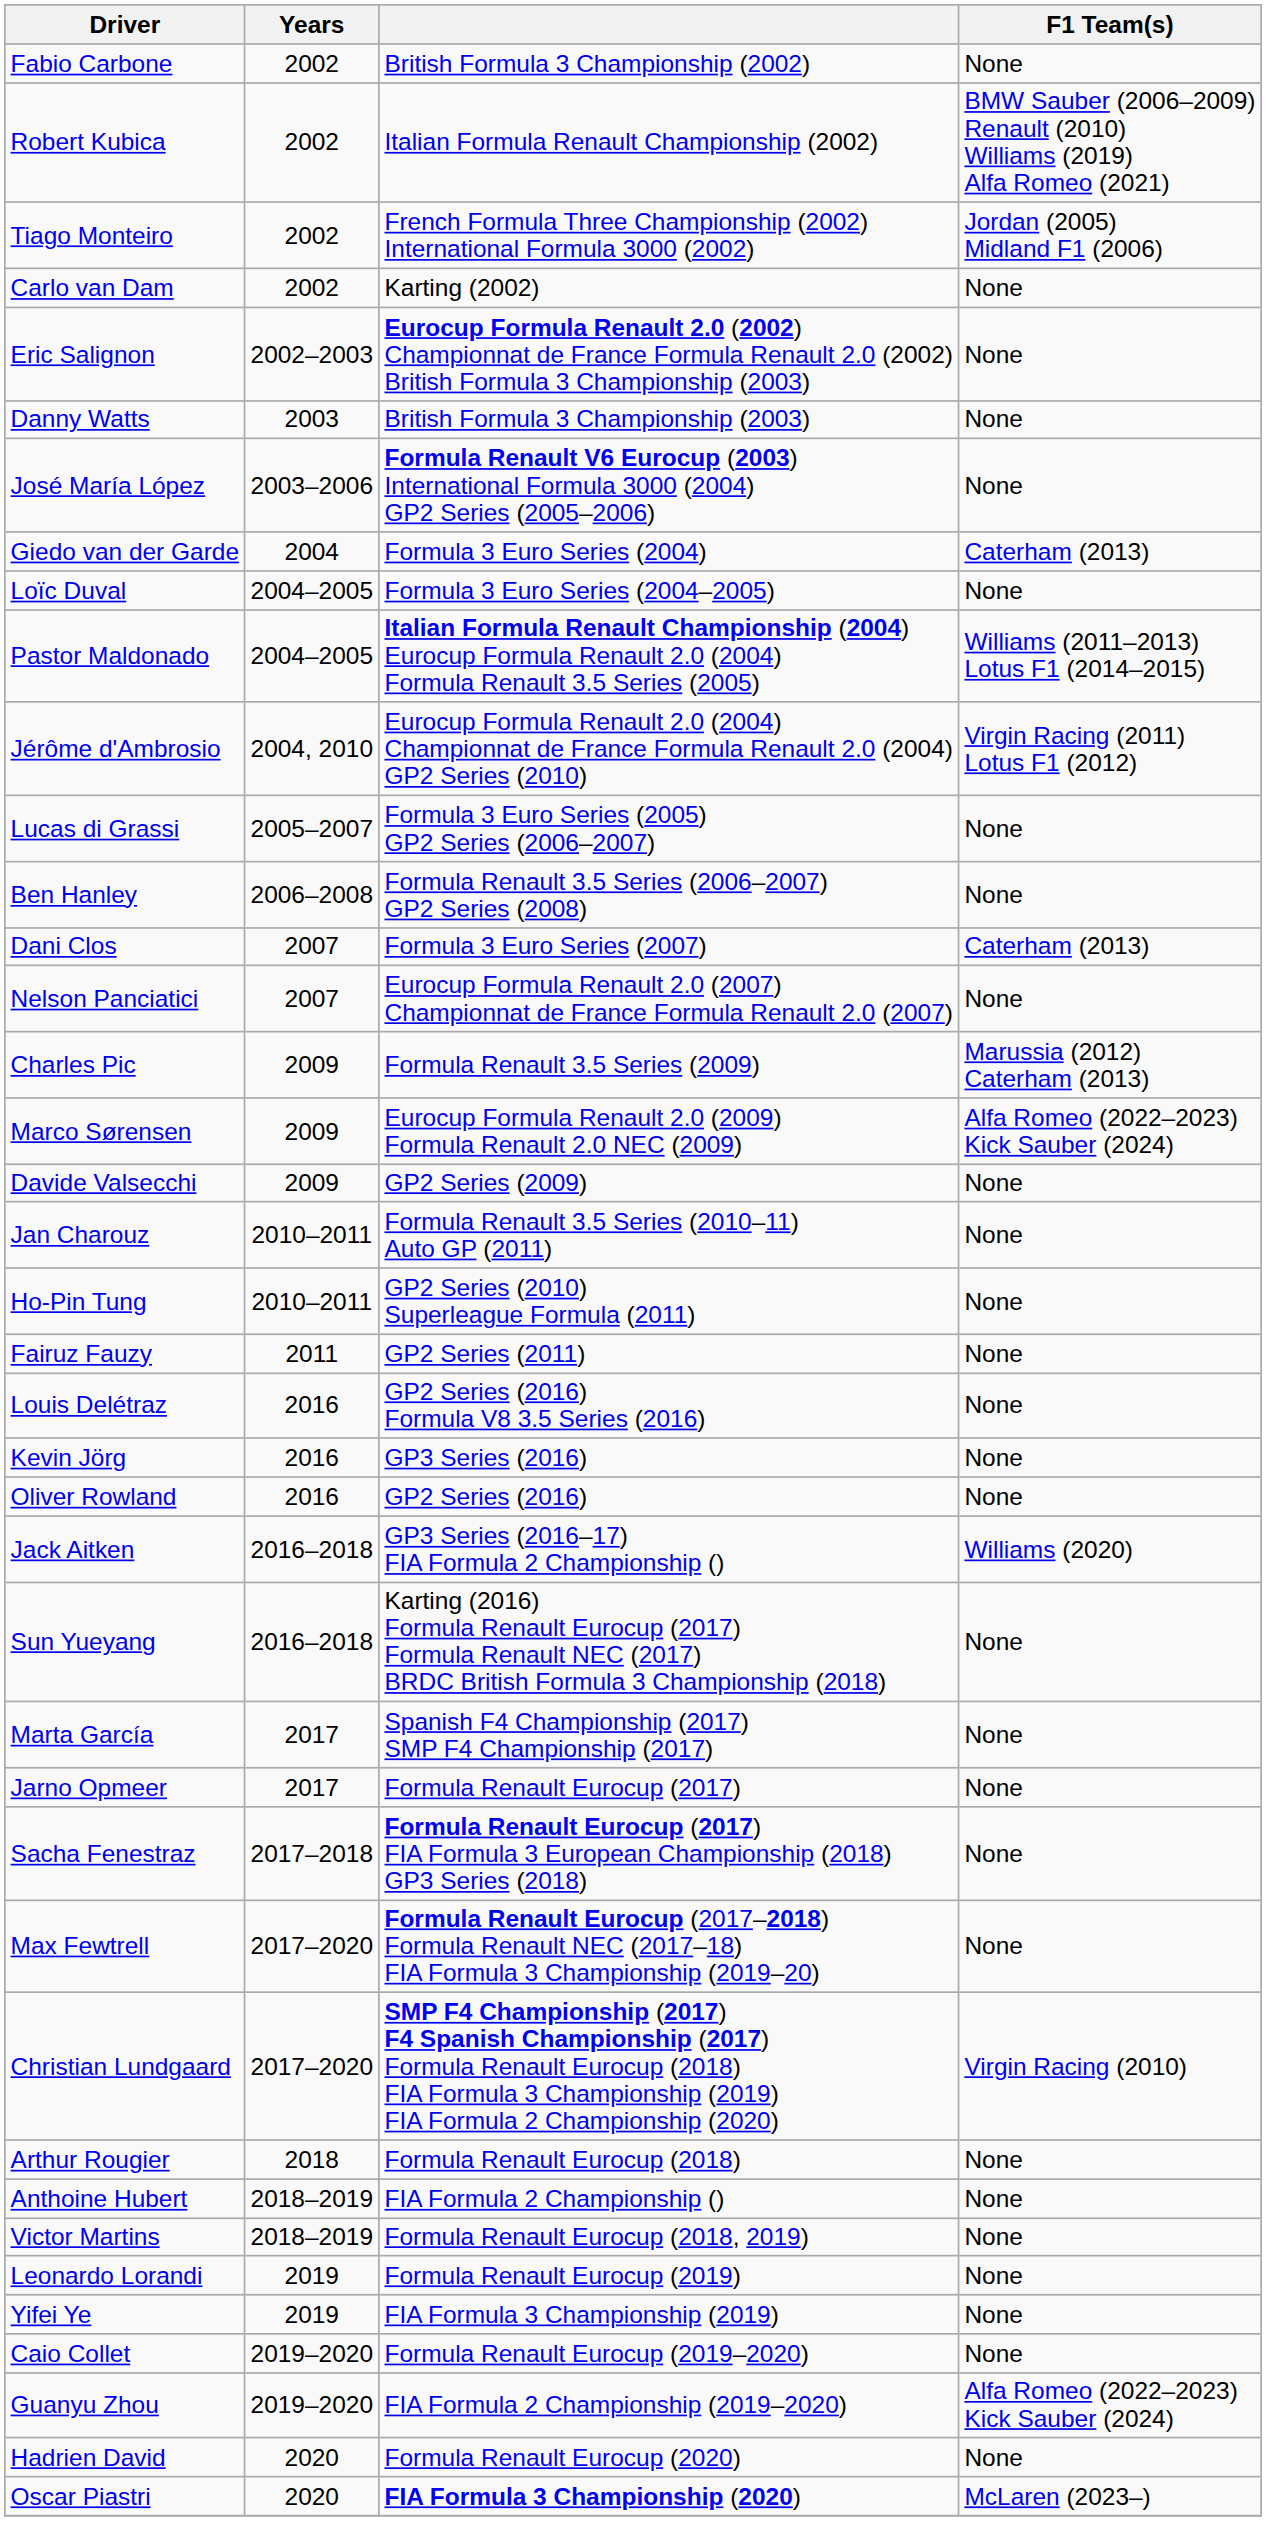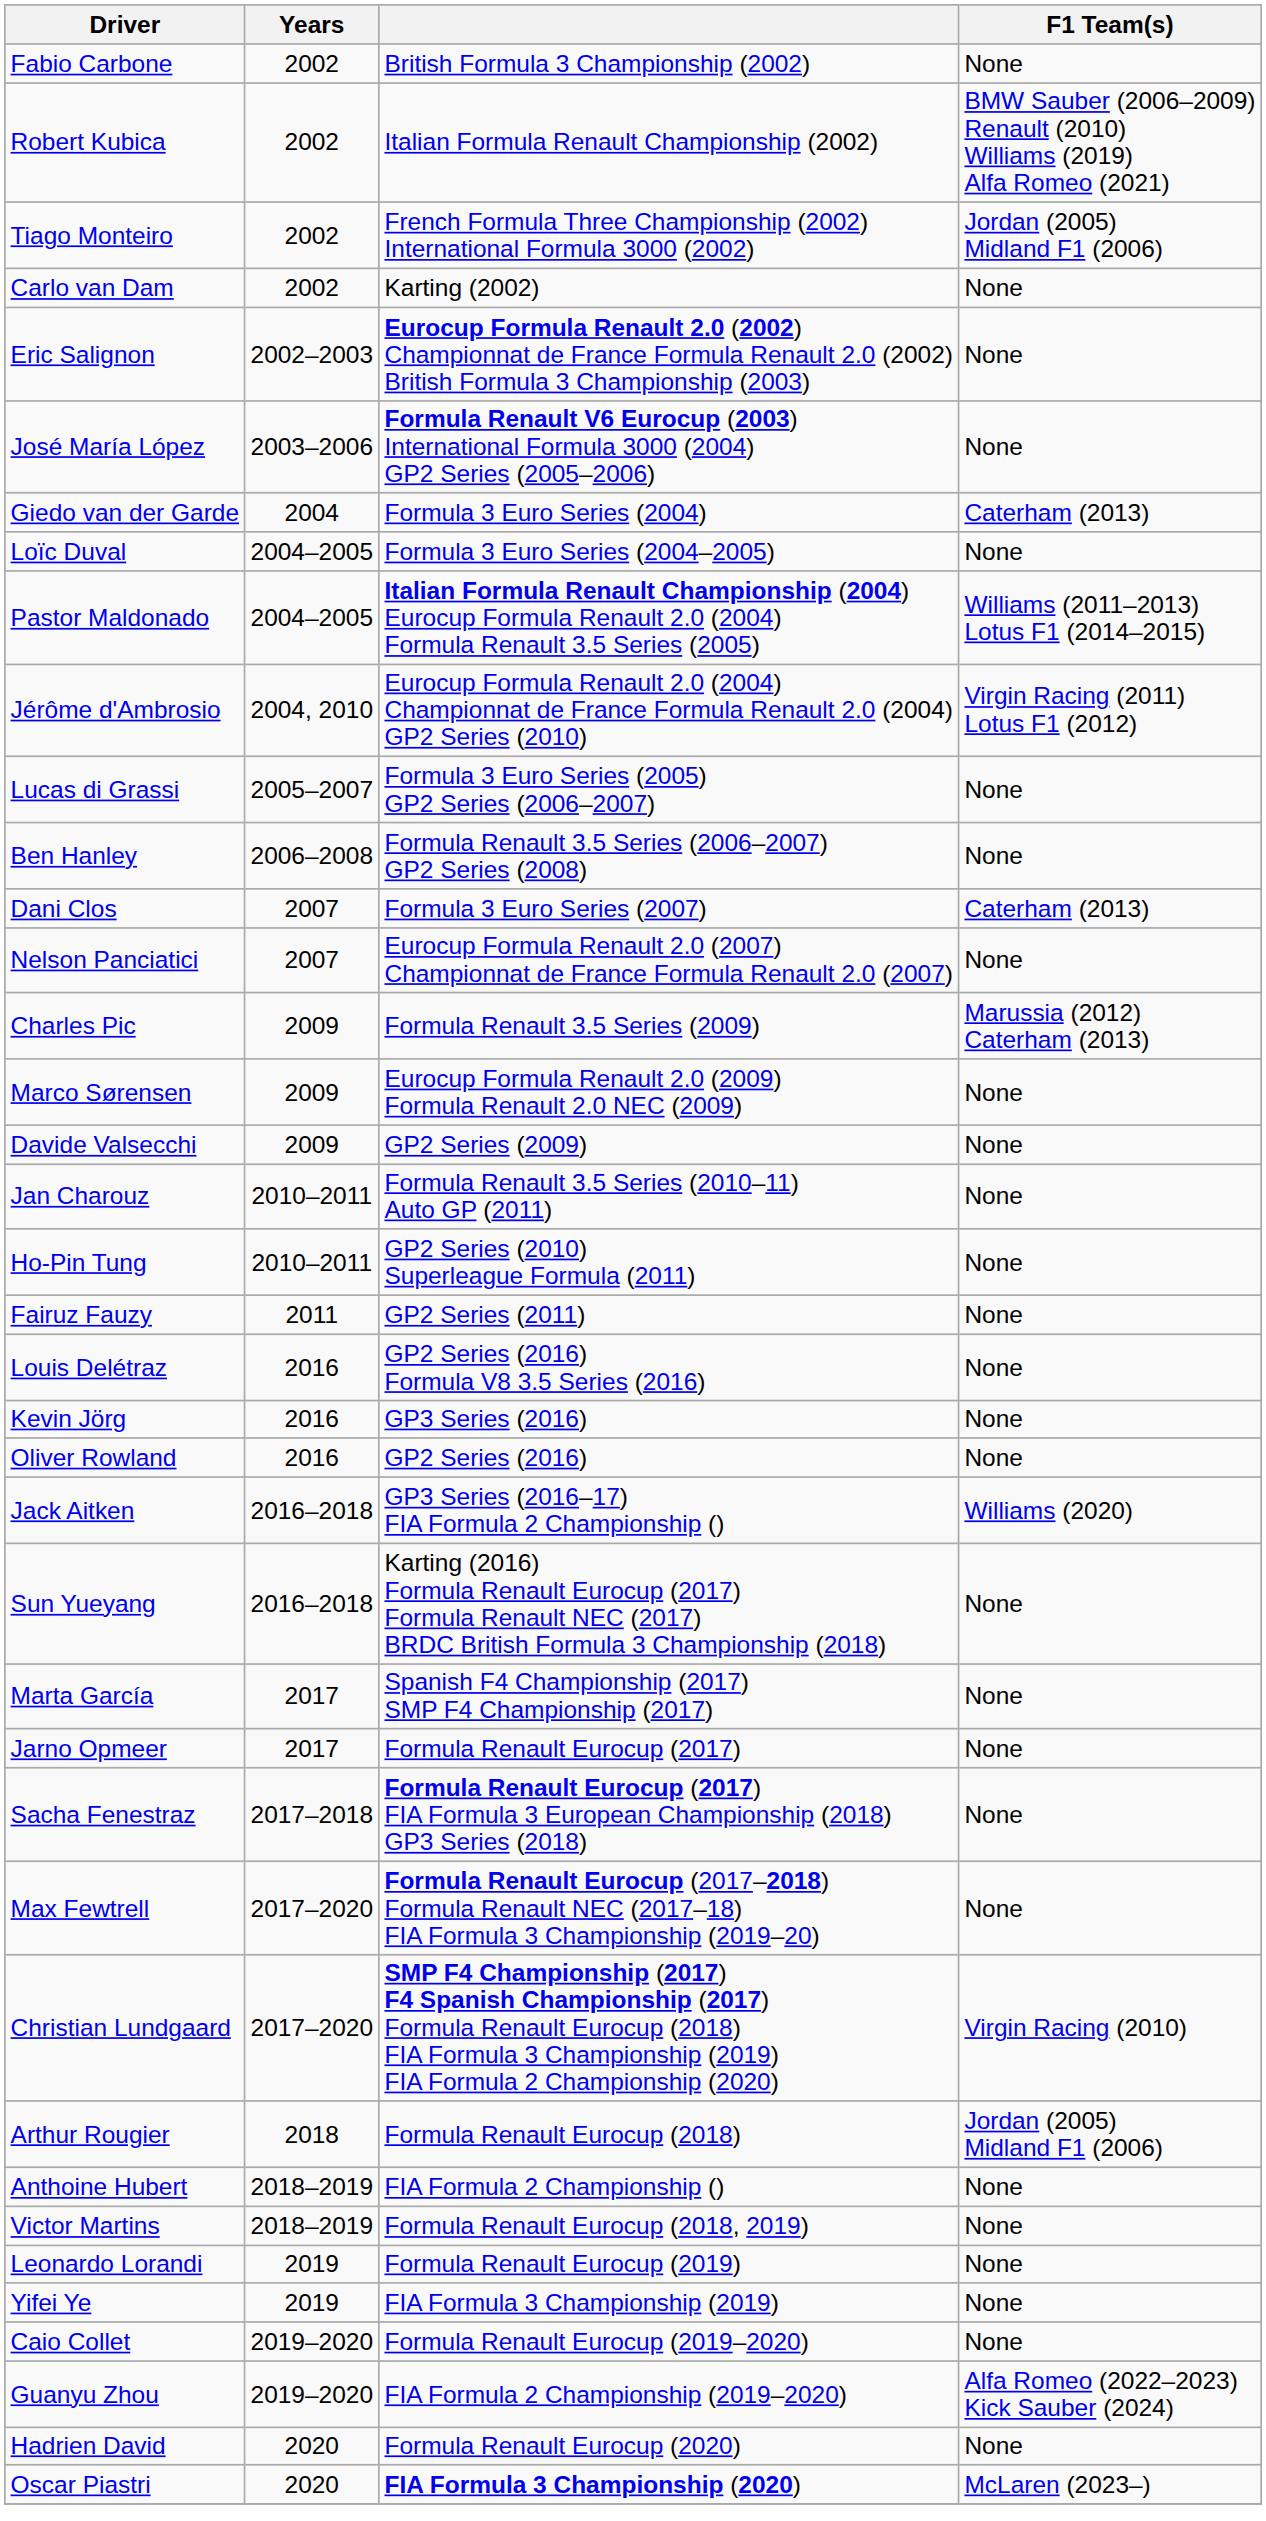- row: (80, 420)
(1101, 1131) Alfa Romeo (2022–2023) Kick Sauber (2024) -> (994, 1092) None
(994, 2160) None -> (1064, 2135) Jordan (2005) Midland F1 (2006)
